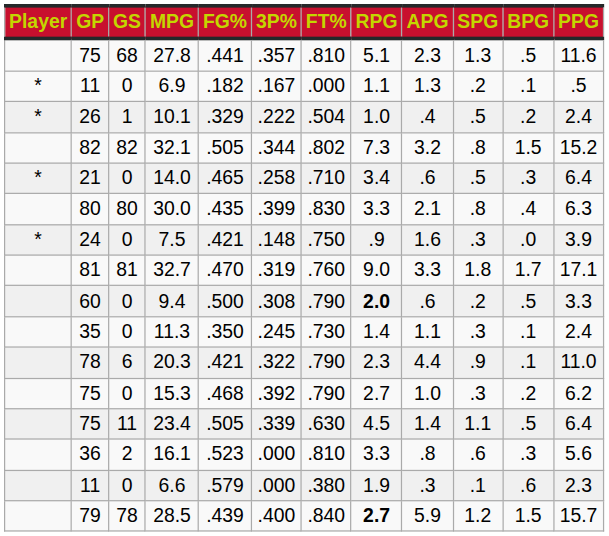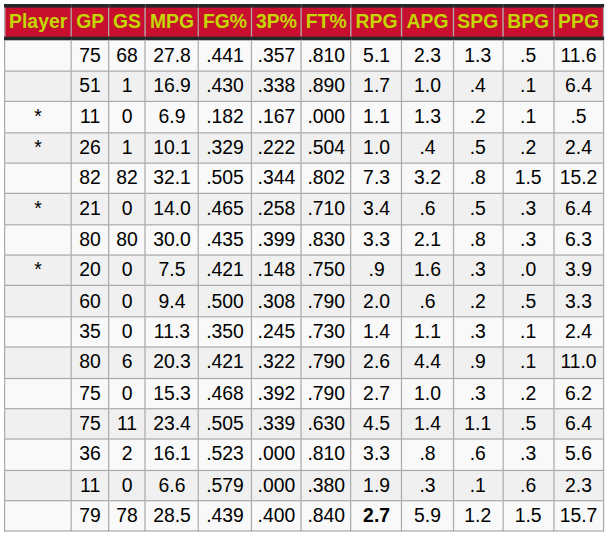+ row: (172, 86)
(528, 208) .4 -> (528, 239) .3
(90, 239) 24 -> (90, 270) 20
- row: (172, 270)
(377, 301) bold -> (377, 301) normal
(90, 362) 78 -> (90, 362) 80
(377, 362) 2.3 -> (377, 362) 2.6
